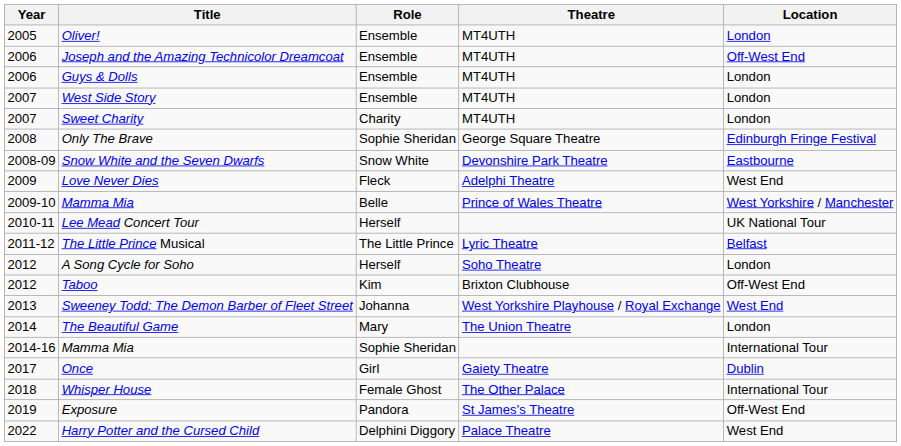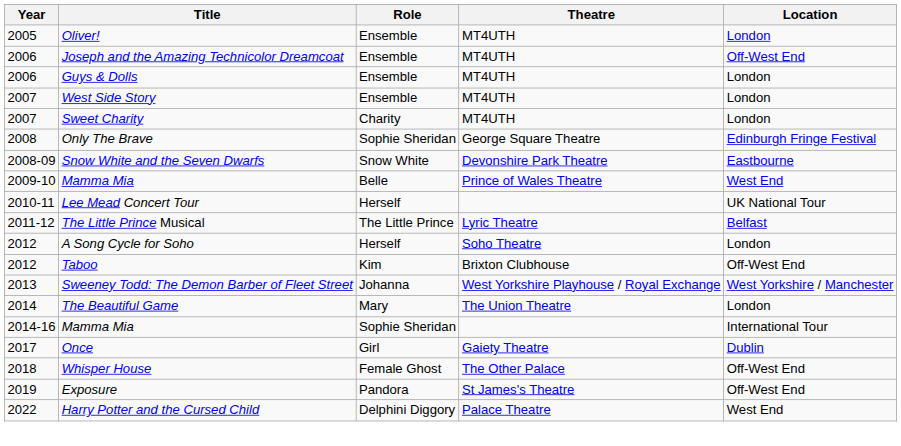- row: (22, 181)
(810, 202) West Yorkshire / Manchester -> (755, 181) West End
(755, 306) West End -> (810, 285) West Yorkshire / Manchester
(777, 389) International Tour -> (766, 368) Off-West End
